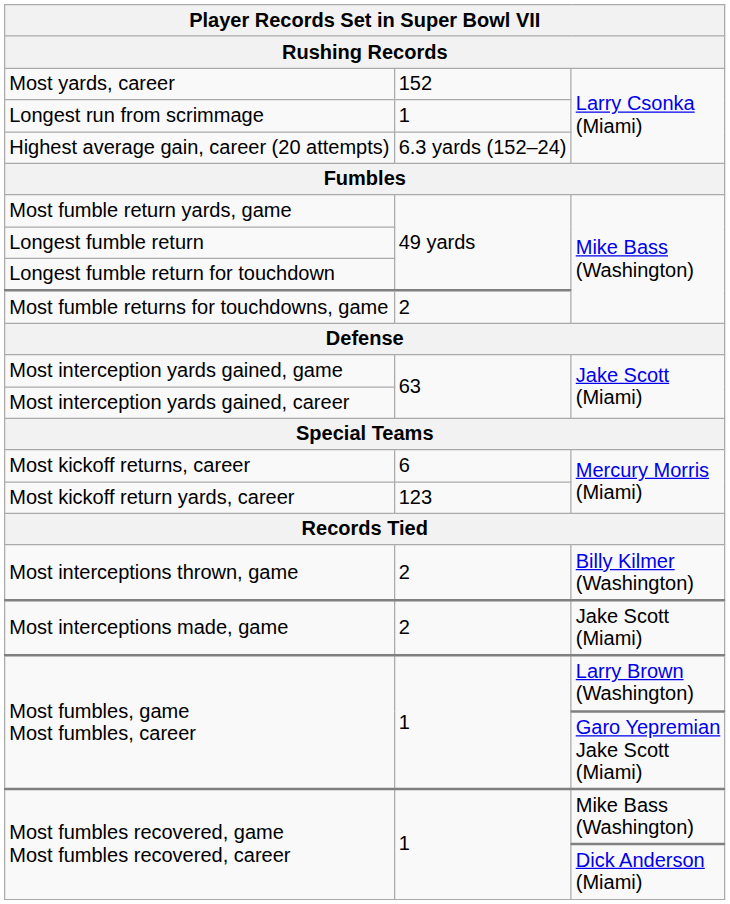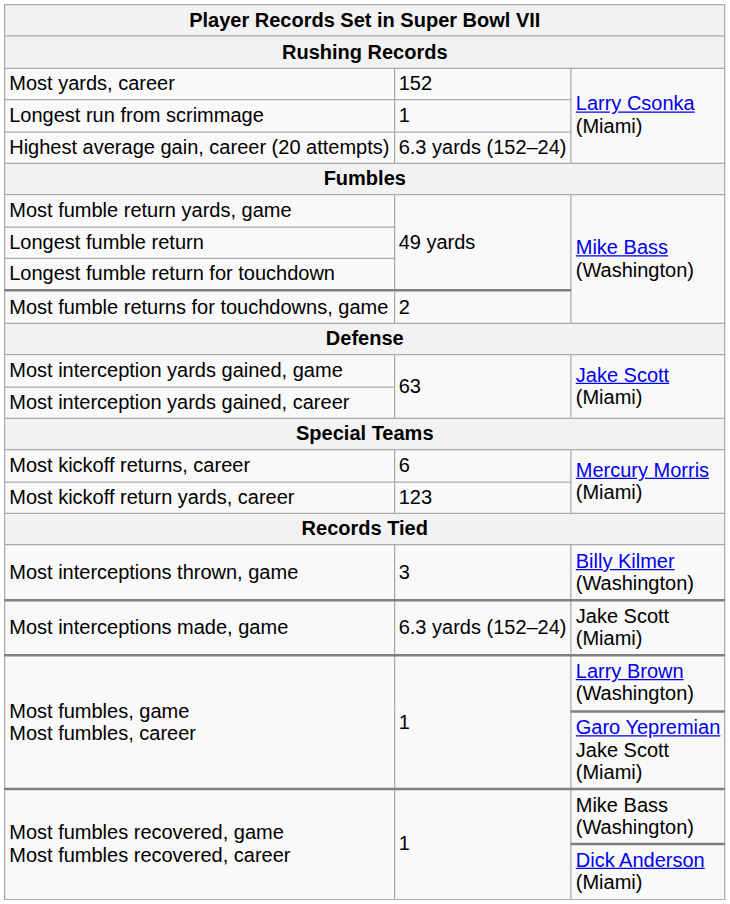(404, 572) 2 -> (404, 572) 3
(404, 627) 2 -> (483, 627) 6.3 yards (152–24)
